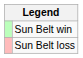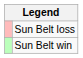rows swapped: (43, 29) <-> (45, 46)
